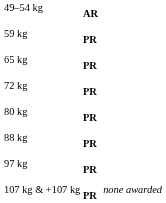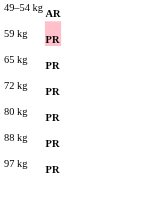(90, 39) no background -> (52, 39) pink background
- row: (42, 189)
